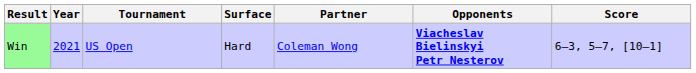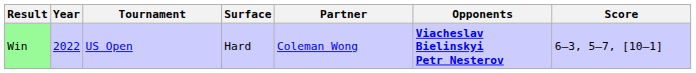(67, 45) 2021 -> (67, 45) 2022
